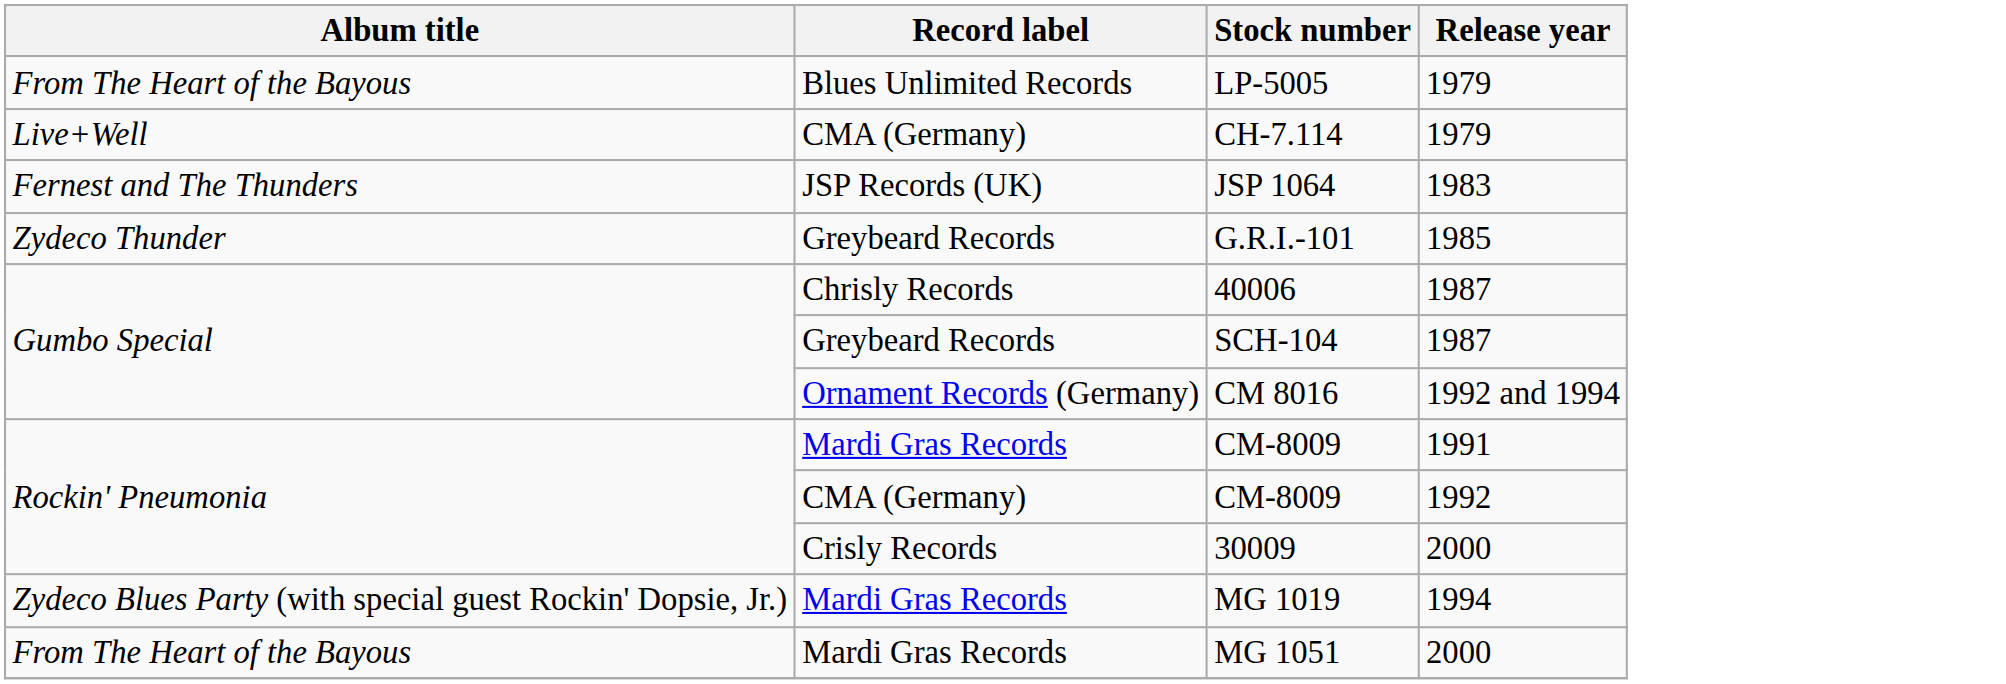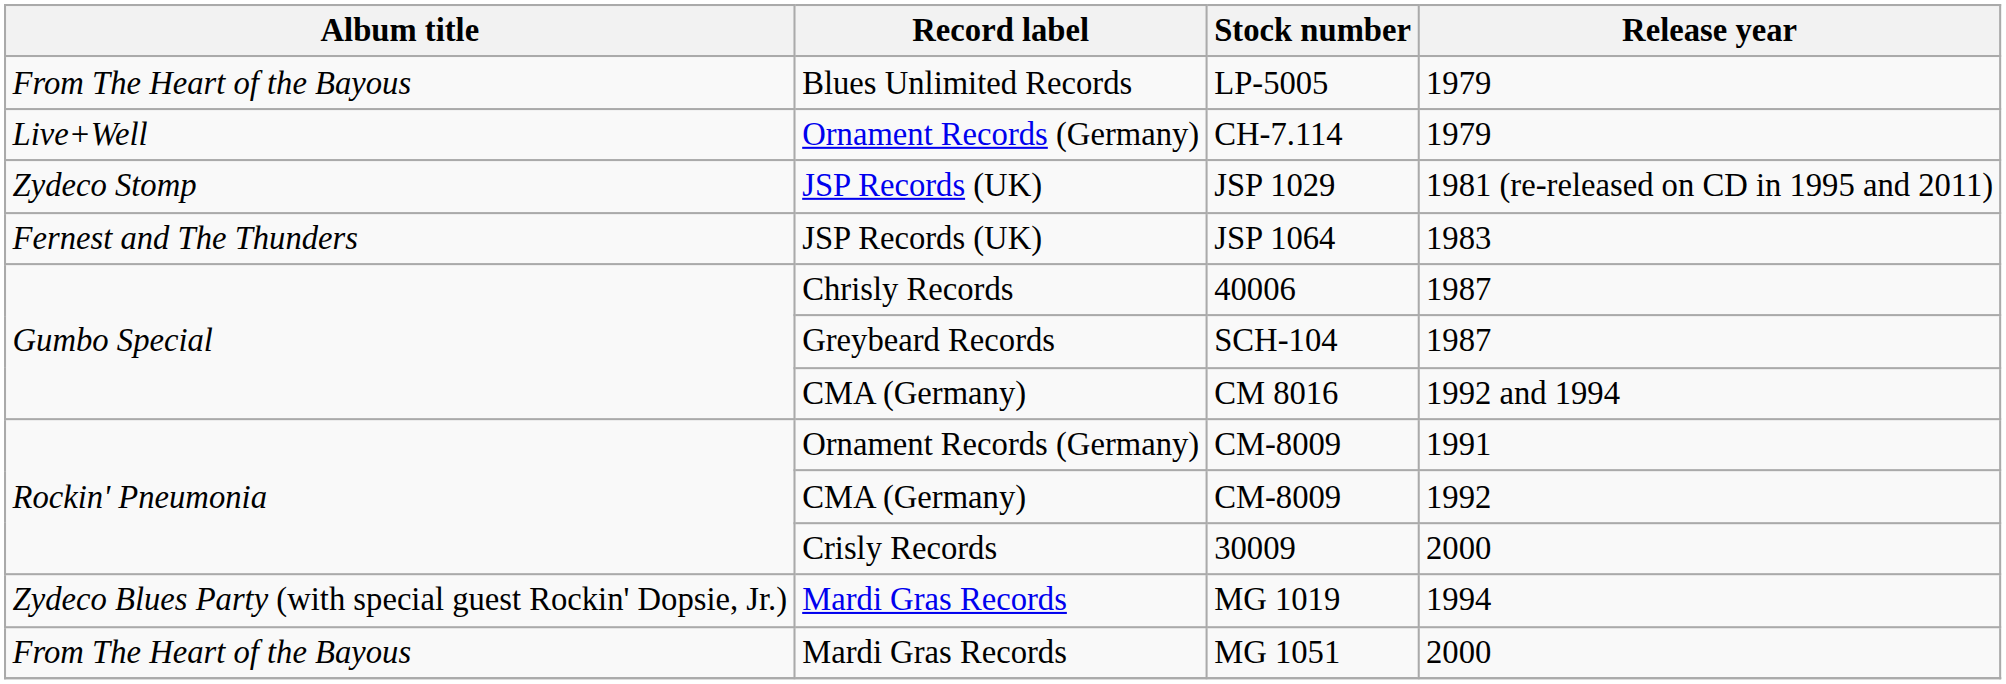(914, 133) CMA (Germany) -> (1001, 133) Ornament Records (Germany)
+ row: (1275, 185)
- row: (1284, 237)
(1001, 392) Ornament Records (Germany) -> (914, 392) CMA (Germany)
(935, 444) Mardi Gras Records -> (1001, 444) Ornament Records (Germany)
